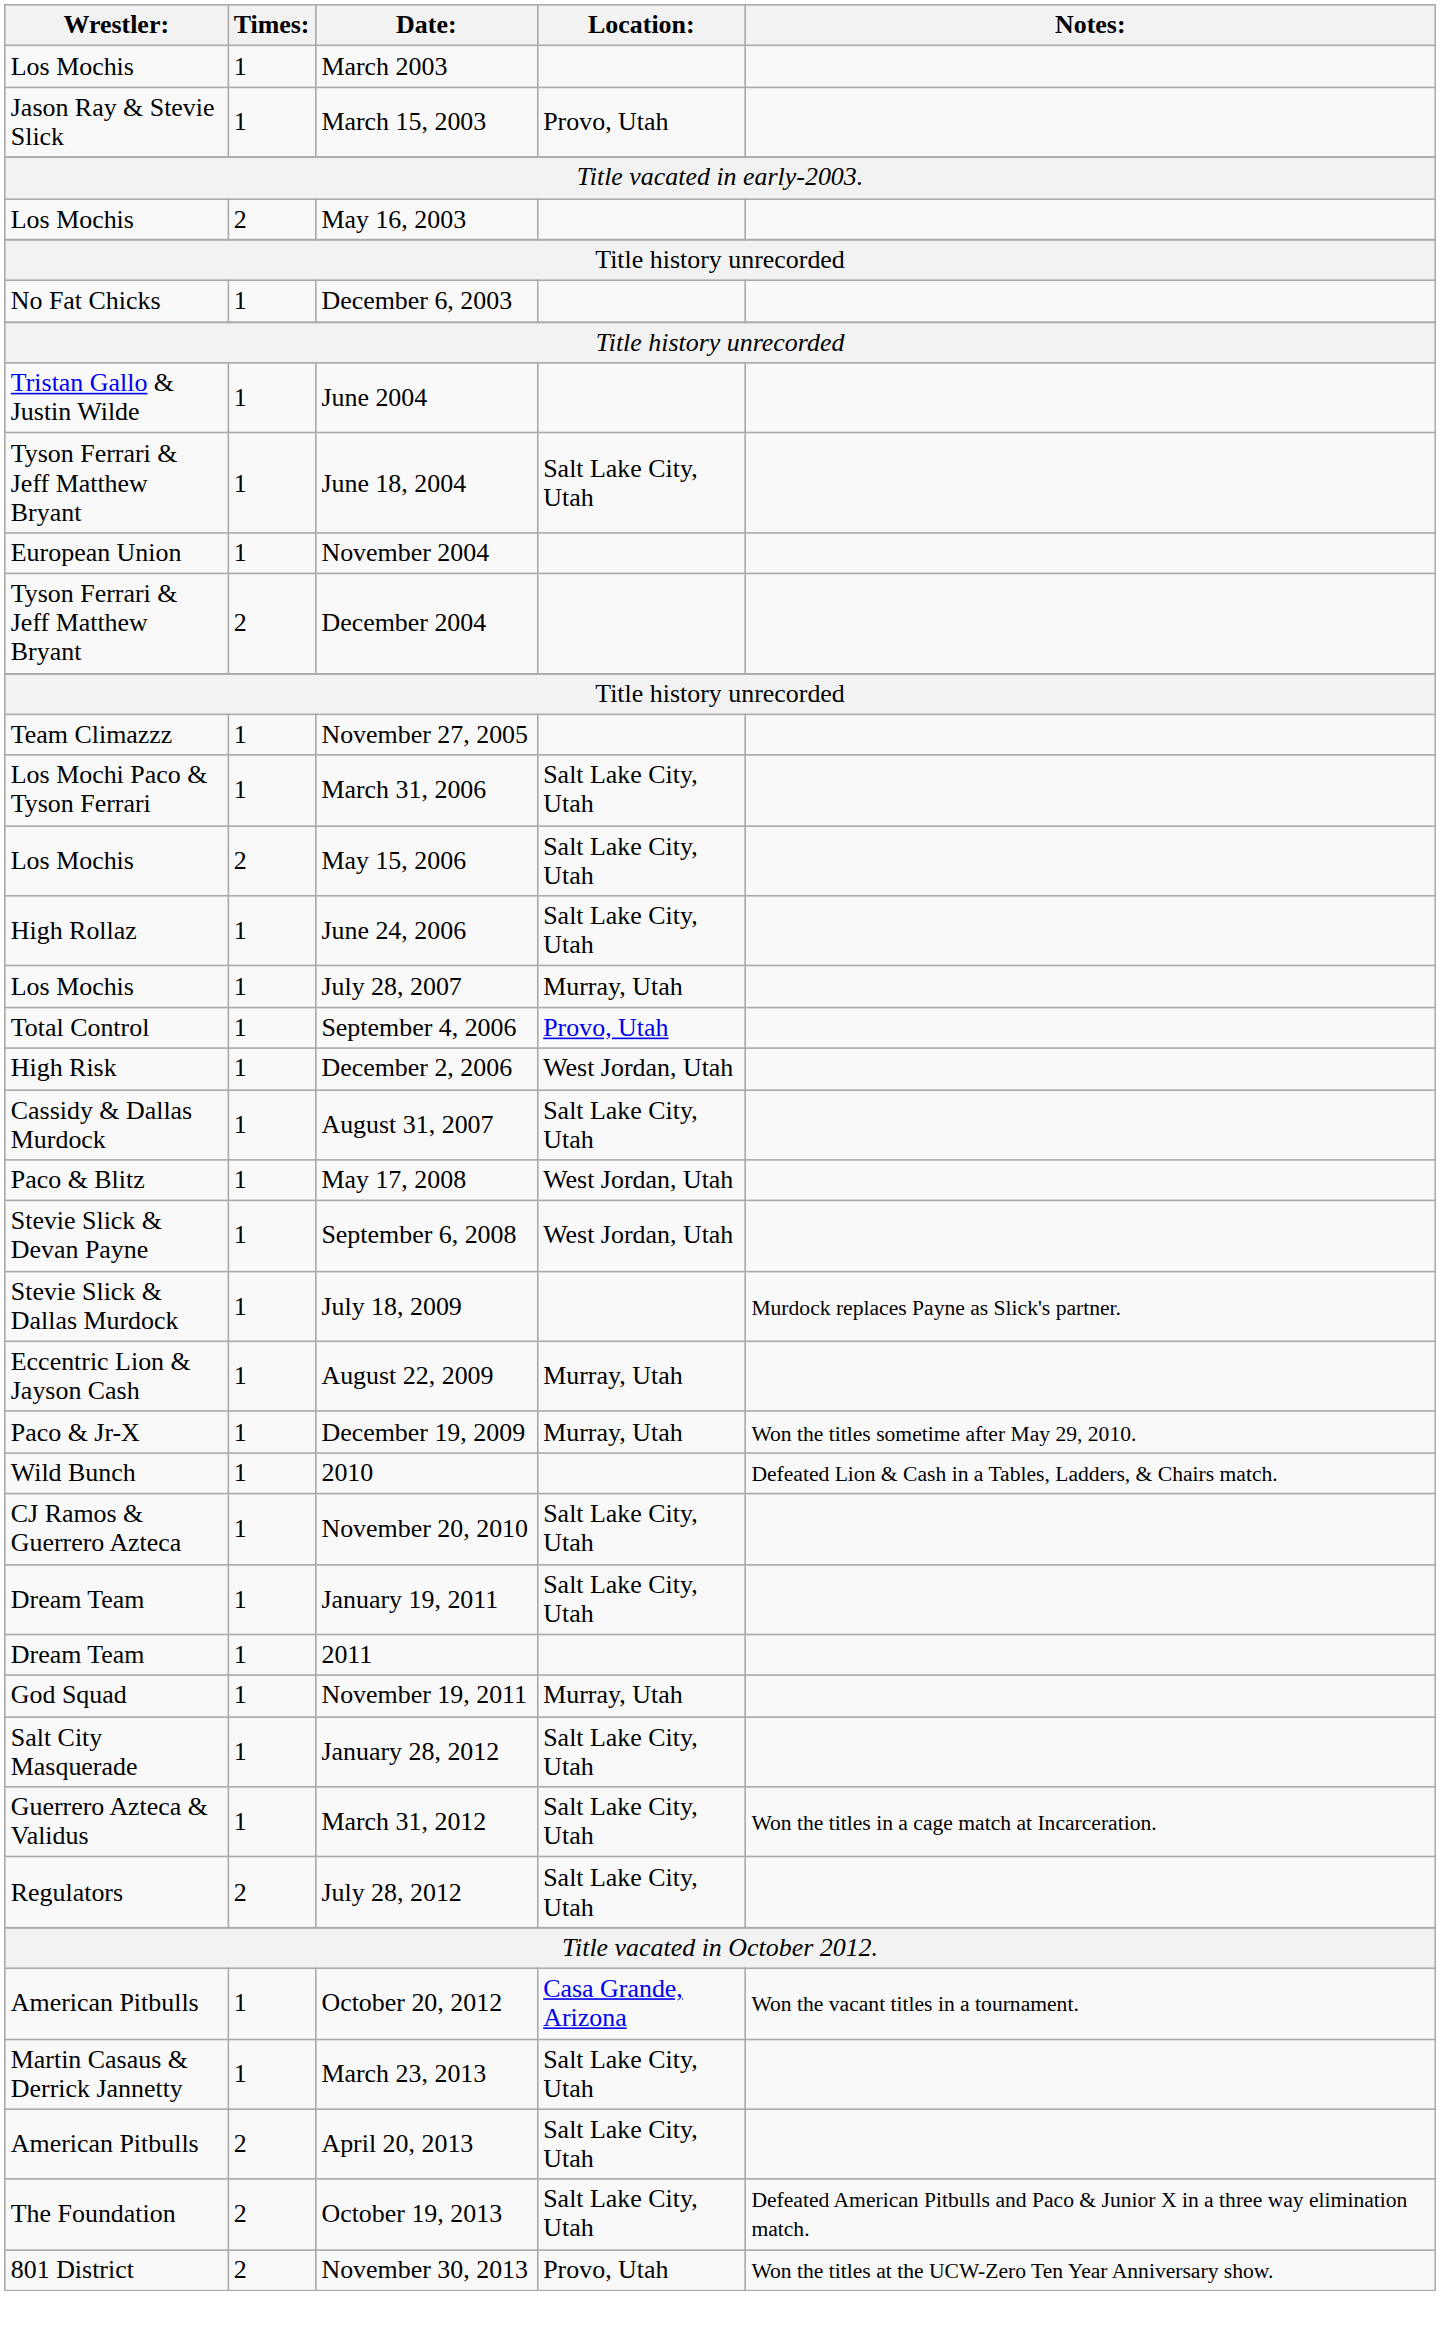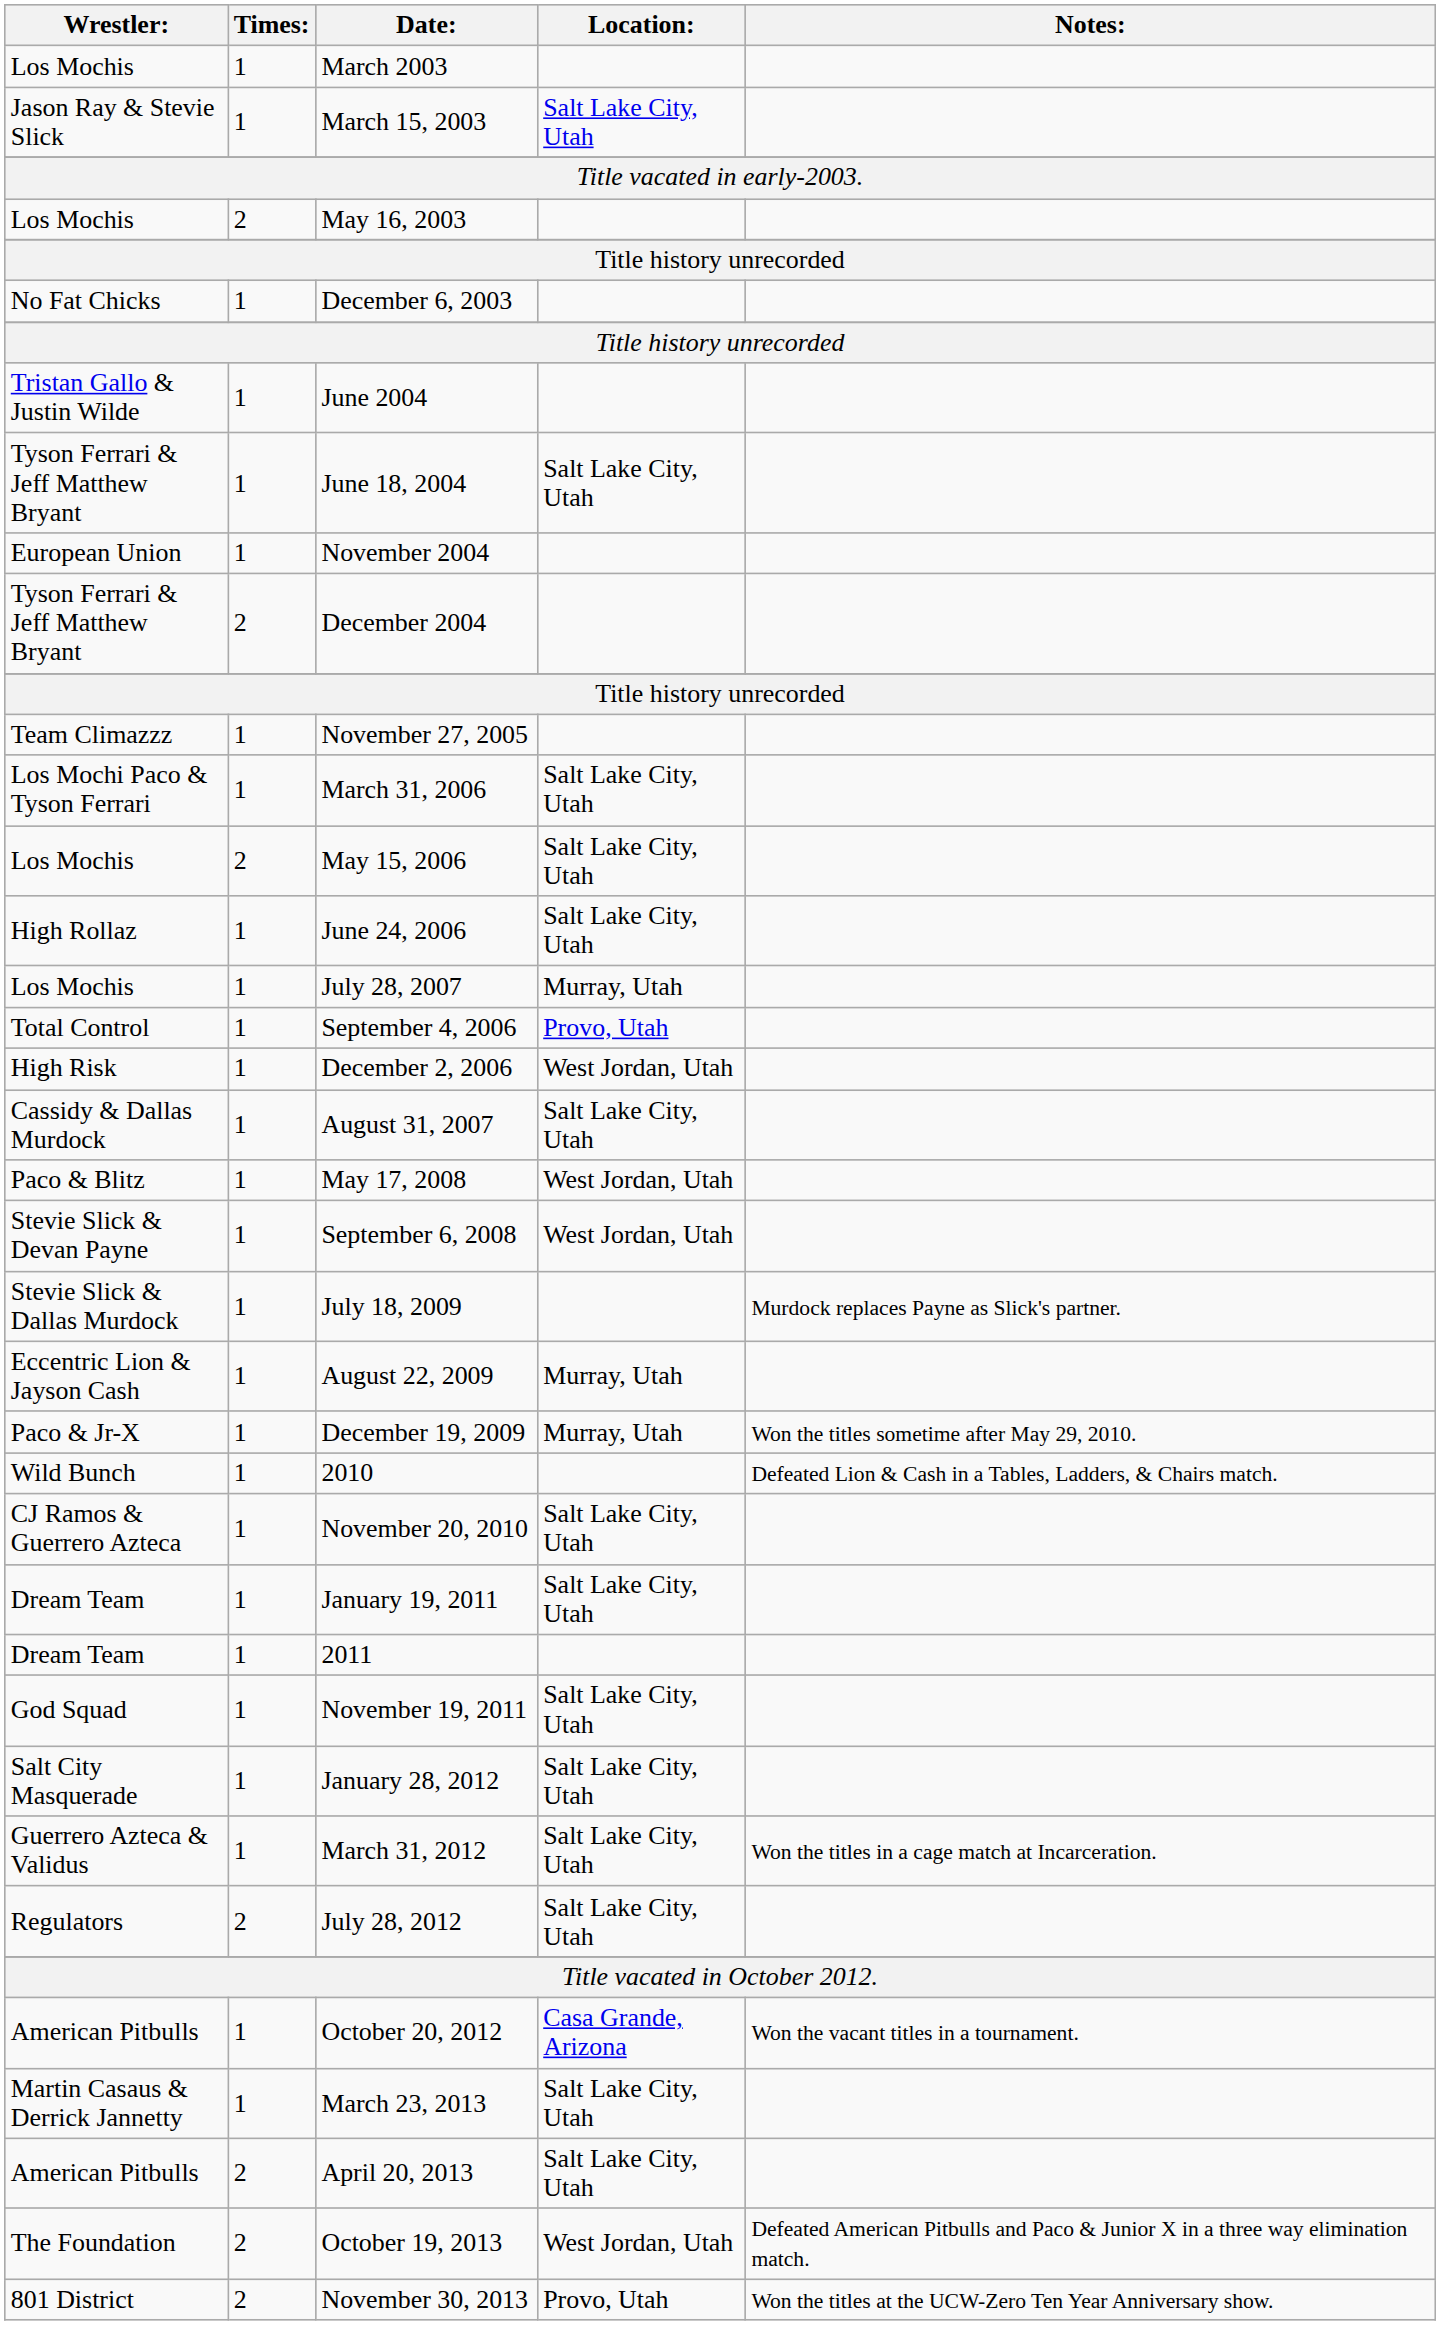(606, 121) Provo, Utah -> (620, 121) Salt Lake City, Utah
(613, 1695) Murray, Utah -> (620, 1710) Salt Lake City, Utah
(620, 2214) Salt Lake City, Utah -> (638, 2243) West Jordan, Utah
